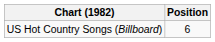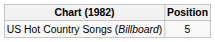(188, 29) 6 -> (188, 29) 5
